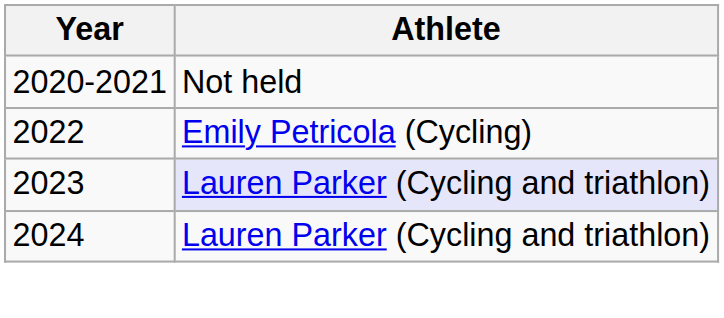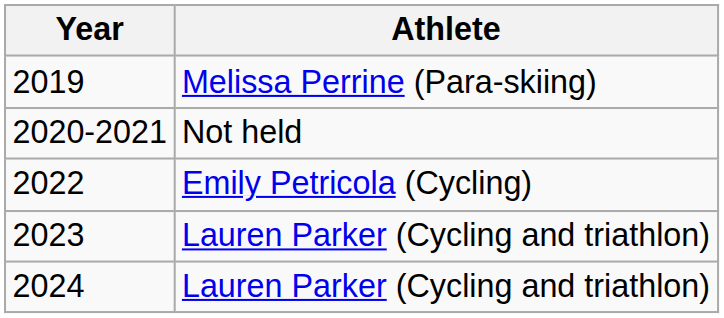+ row: (48, 81)
(446, 183) lavender background -> (446, 235) no background
